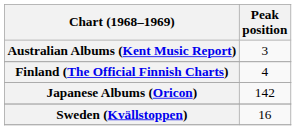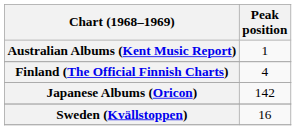(265, 51) 3 -> (265, 51) 1
